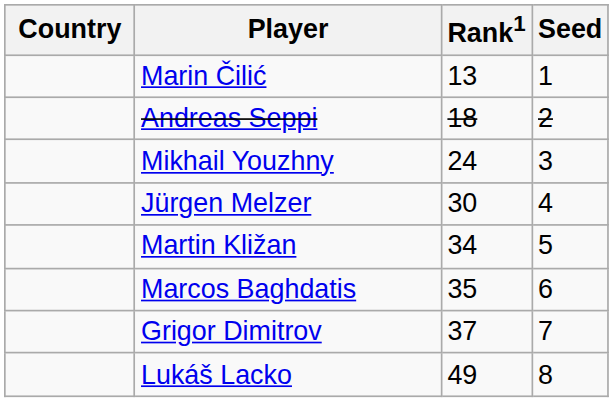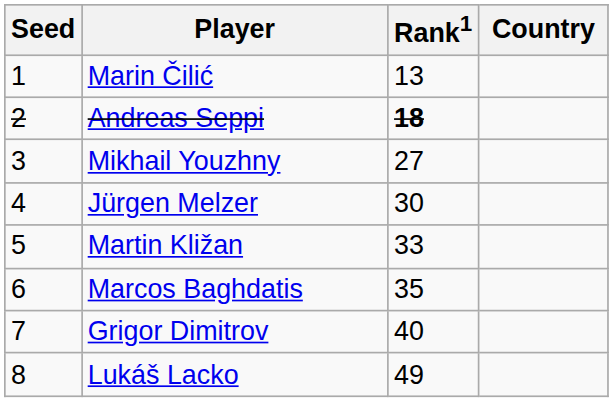columns swapped: (70, 29) <-> (570, 29)
(462, 118) normal -> (409, 118) bold
(462, 160) 24 -> (409, 160) 27
(462, 246) 34 -> (409, 246) 33
(462, 331) 37 -> (409, 331) 40
